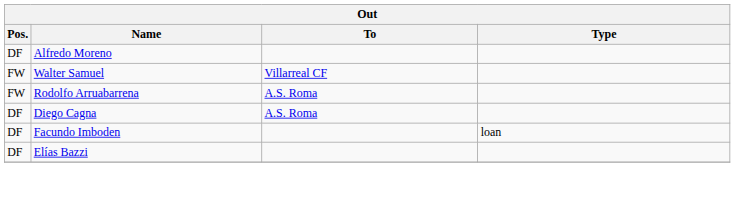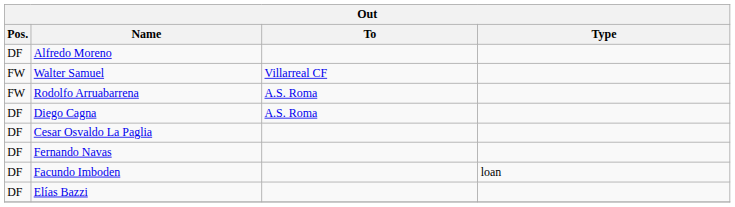+ row: (93, 133)
+ row: (73, 152)
